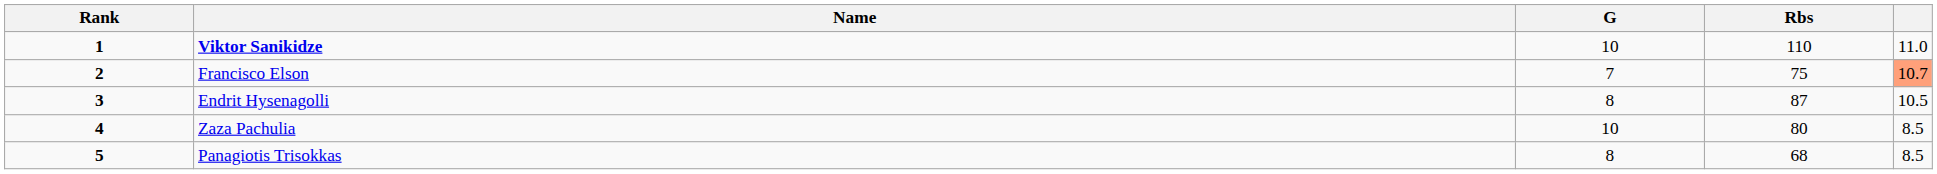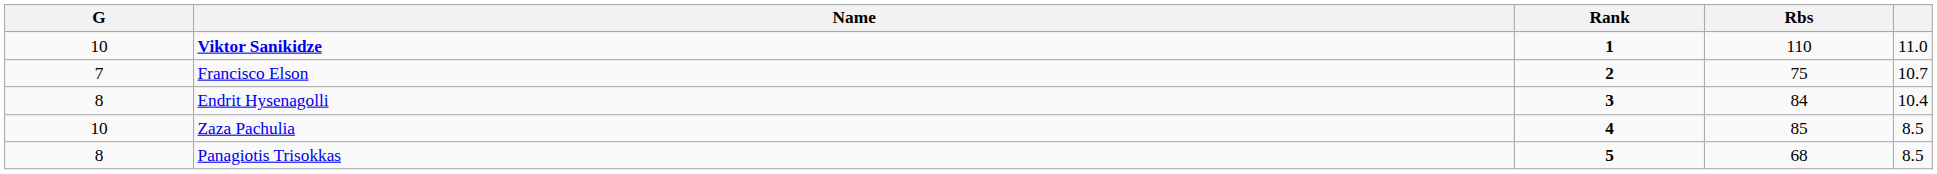columns swapped: (99, 18) <-> (1610, 18)
(1913, 73) lightsalmon background -> (1913, 73) no background
(1799, 100) 87 -> (1799, 100) 84
(1913, 100) 10.5 -> (1913, 100) 10.4
(1799, 127) 80 -> (1799, 127) 85
